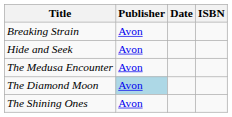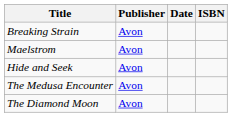+ row: (31, 49)
(130, 85) lightblue background -> (130, 103) no background
- row: (47, 103)
